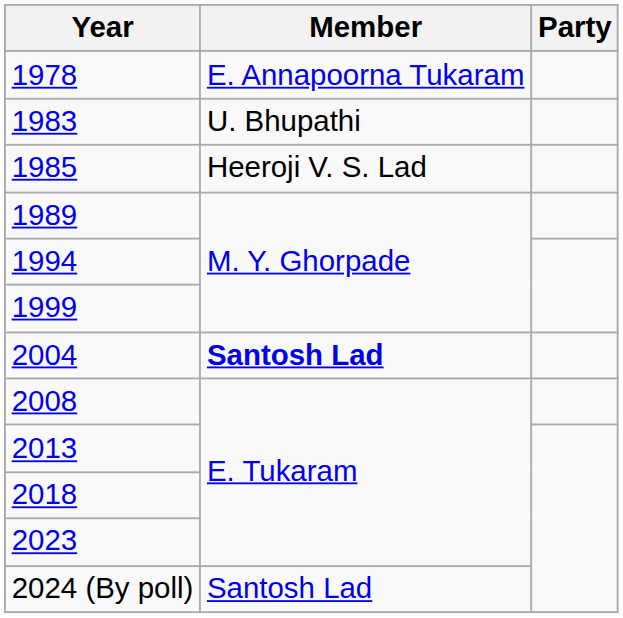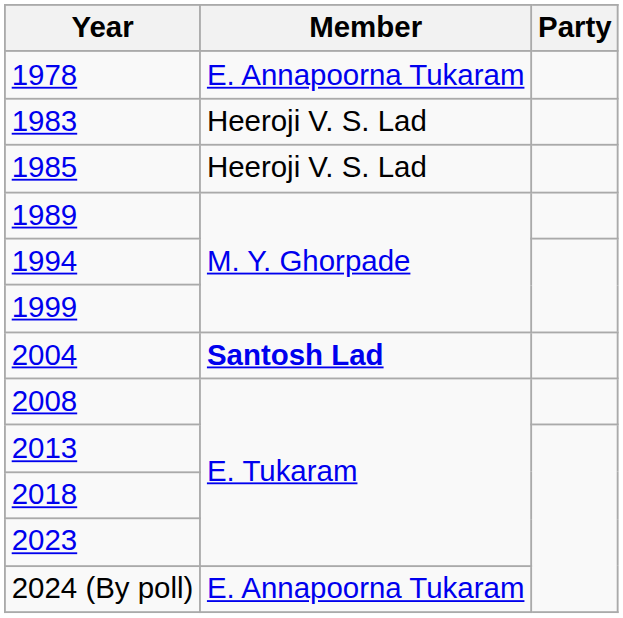(284, 121) U. Bhupathi -> (317, 121) Heeroji V. S. Lad
(290, 588) Santosh Lad -> (366, 588) E. Annapoorna Tukaram
